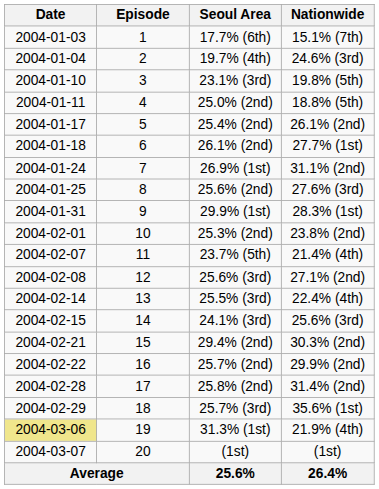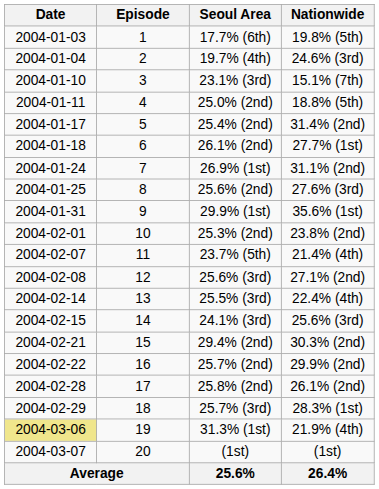(328, 37) 15.1% (7th) -> (328, 37) 19.8% (5th)
(328, 80) 19.8% (5th) -> (328, 80) 15.1% (7th)
(328, 124) 26.1% (2nd) -> (328, 124) 31.4% (2nd)
(328, 211) 28.3% (1st) -> (328, 211) 35.6% (1st)
(328, 386) 31.4% (2nd) -> (328, 386) 26.1% (2nd)
(328, 408) 35.6% (1st) -> (328, 408) 28.3% (1st)
